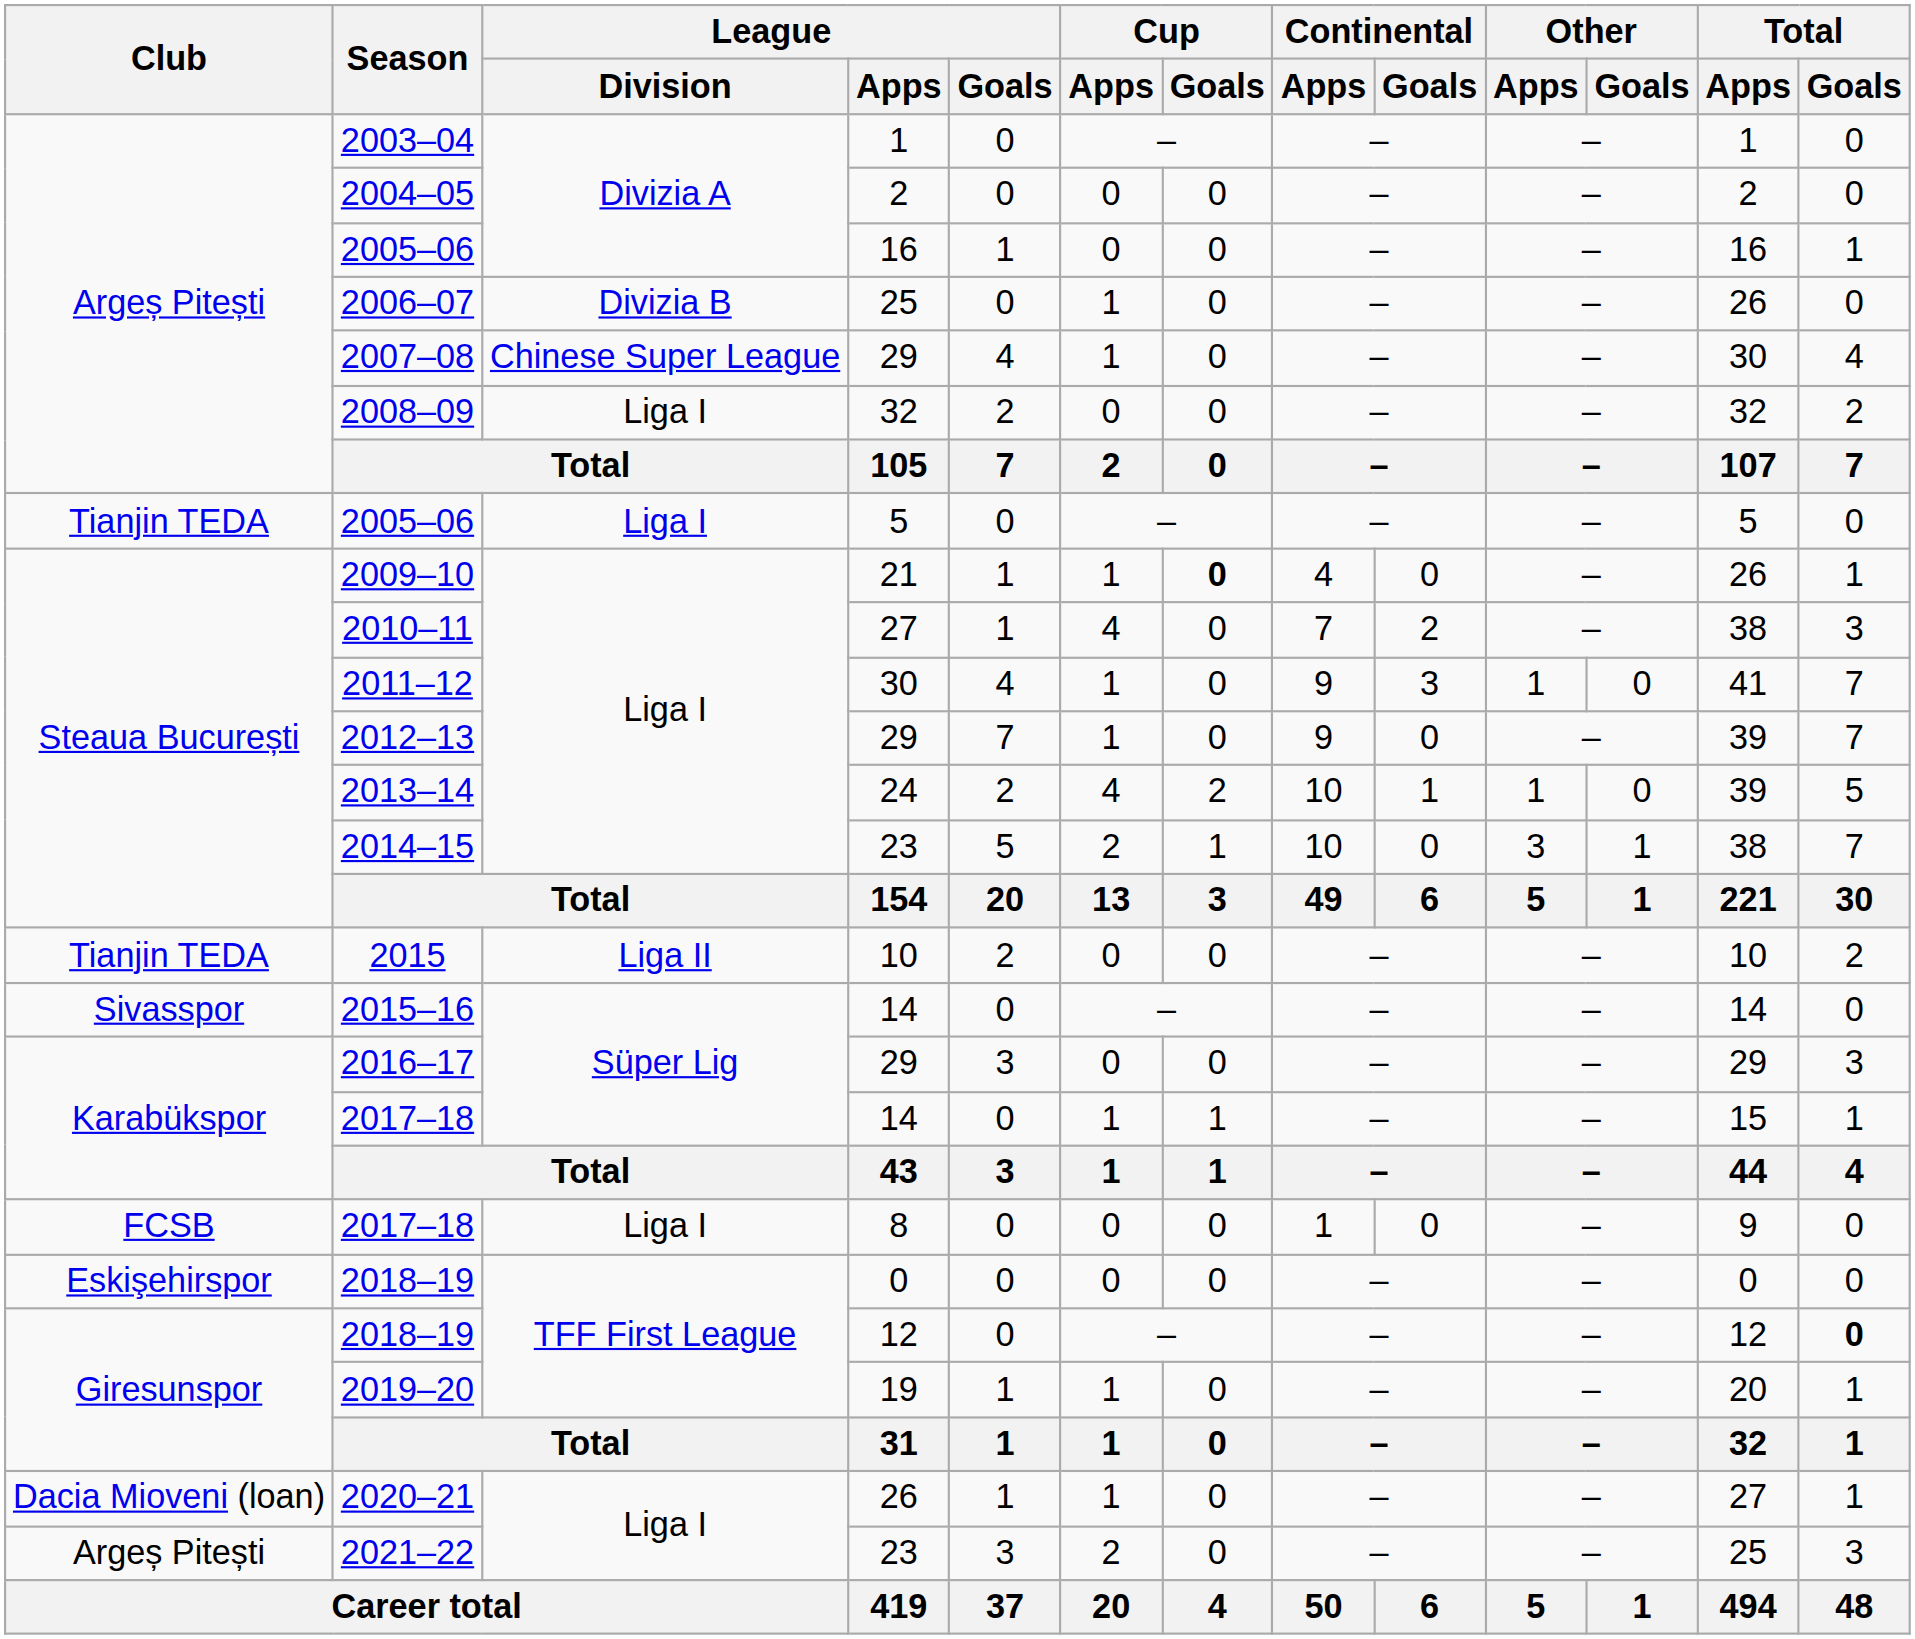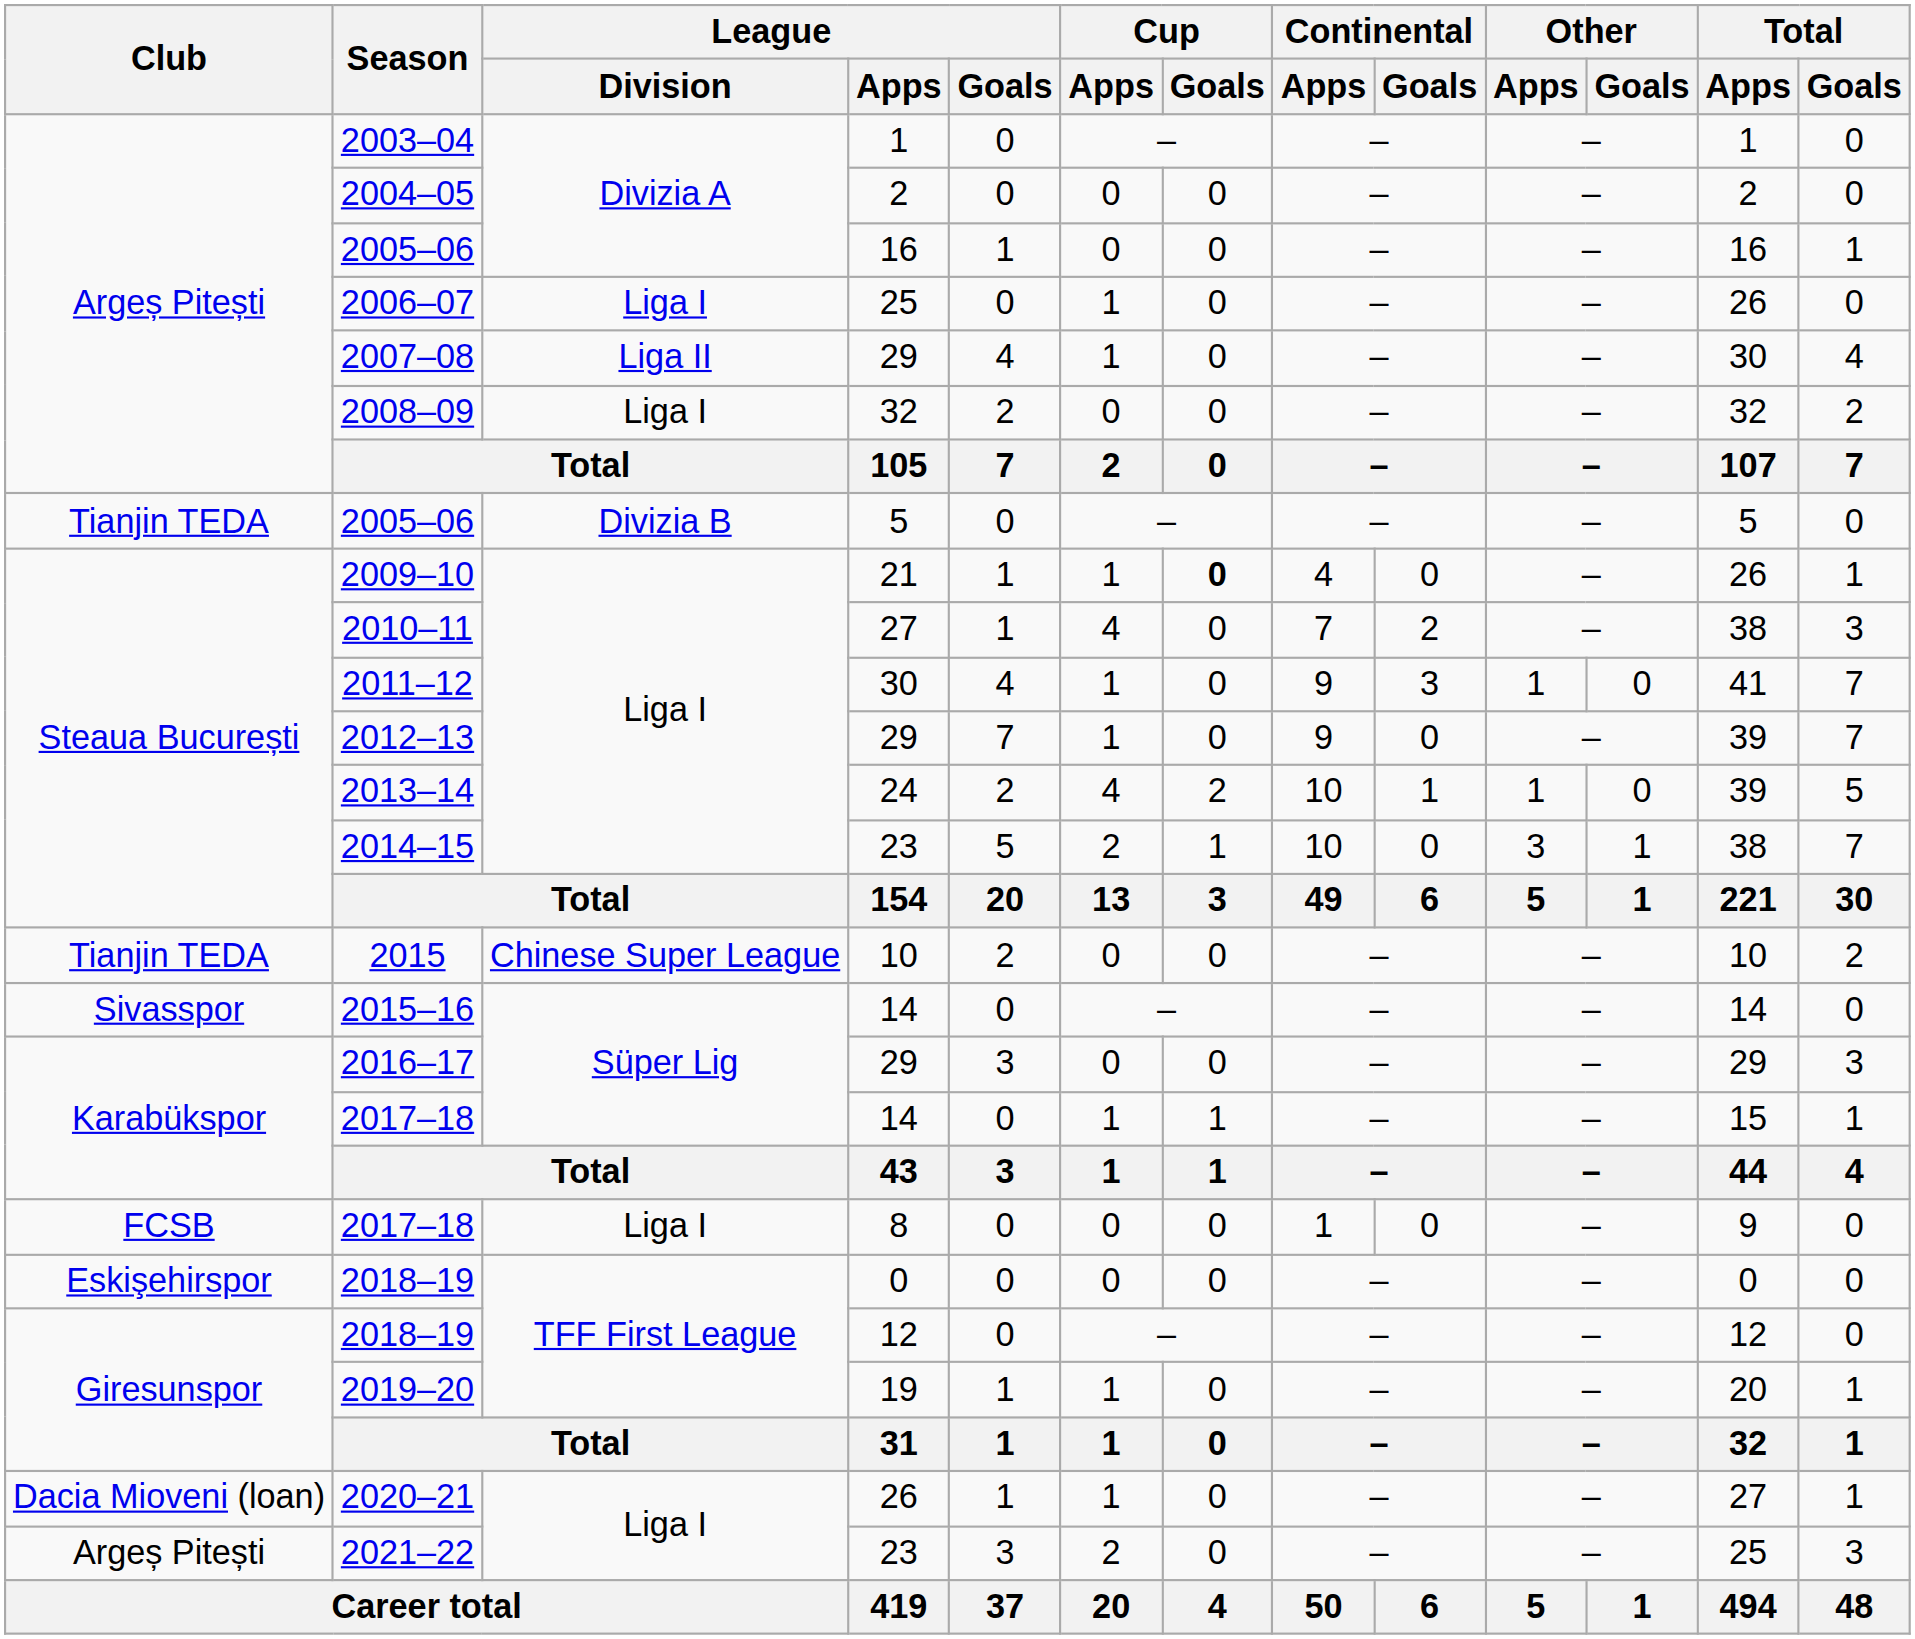(665, 303) Divizia B -> (665, 303) Liga I
(665, 357) Chinese Super League -> (665, 357) Liga II
(665, 520) Liga I -> (665, 520) Divizia B
(665, 954) Liga II -> (665, 954) Chinese Super League
(1854, 1334) bold -> (1854, 1334) normal
